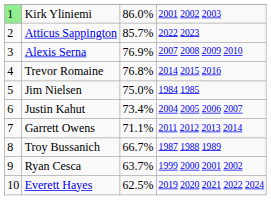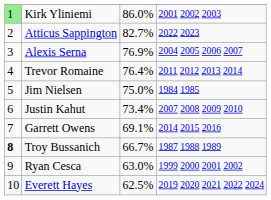(138, 33) 85.7% -> (138, 33) 82.7%
(201, 52) 2007 2008 2009 2010 -> (201, 52) 2004 2005 2006 2007
(138, 71) 76.8% -> (138, 71) 76.4%
(190, 71) 2014 2015 2016 -> (200, 71) 2011 2012 2013 2014
(201, 109) 2004 2005 2006 2007 -> (201, 109) 2007 2008 2009 2010
(138, 128) 71.1% -> (138, 128) 69.1%
(200, 128) 2011 2012 2013 2014 -> (190, 128) 2014 2015 2016
(10, 147) normal -> (10, 147) bold
(138, 166) 63.7% -> (138, 166) 63.0%
